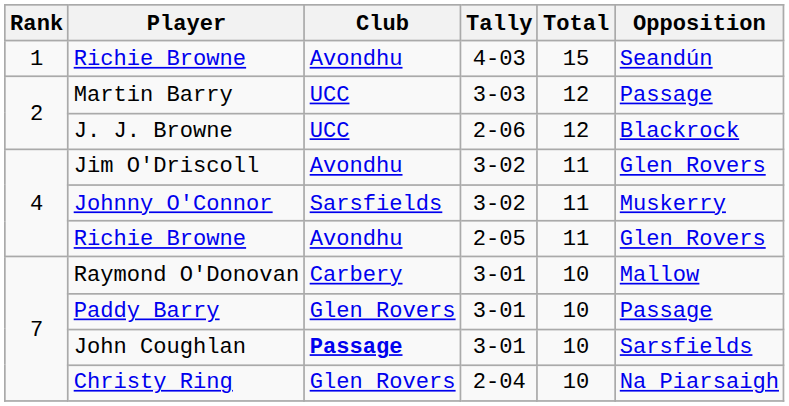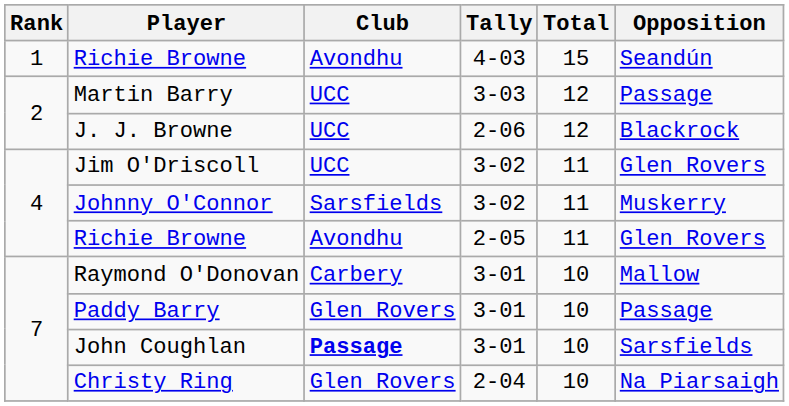(356, 167) Avondhu -> (330, 167) UCC
